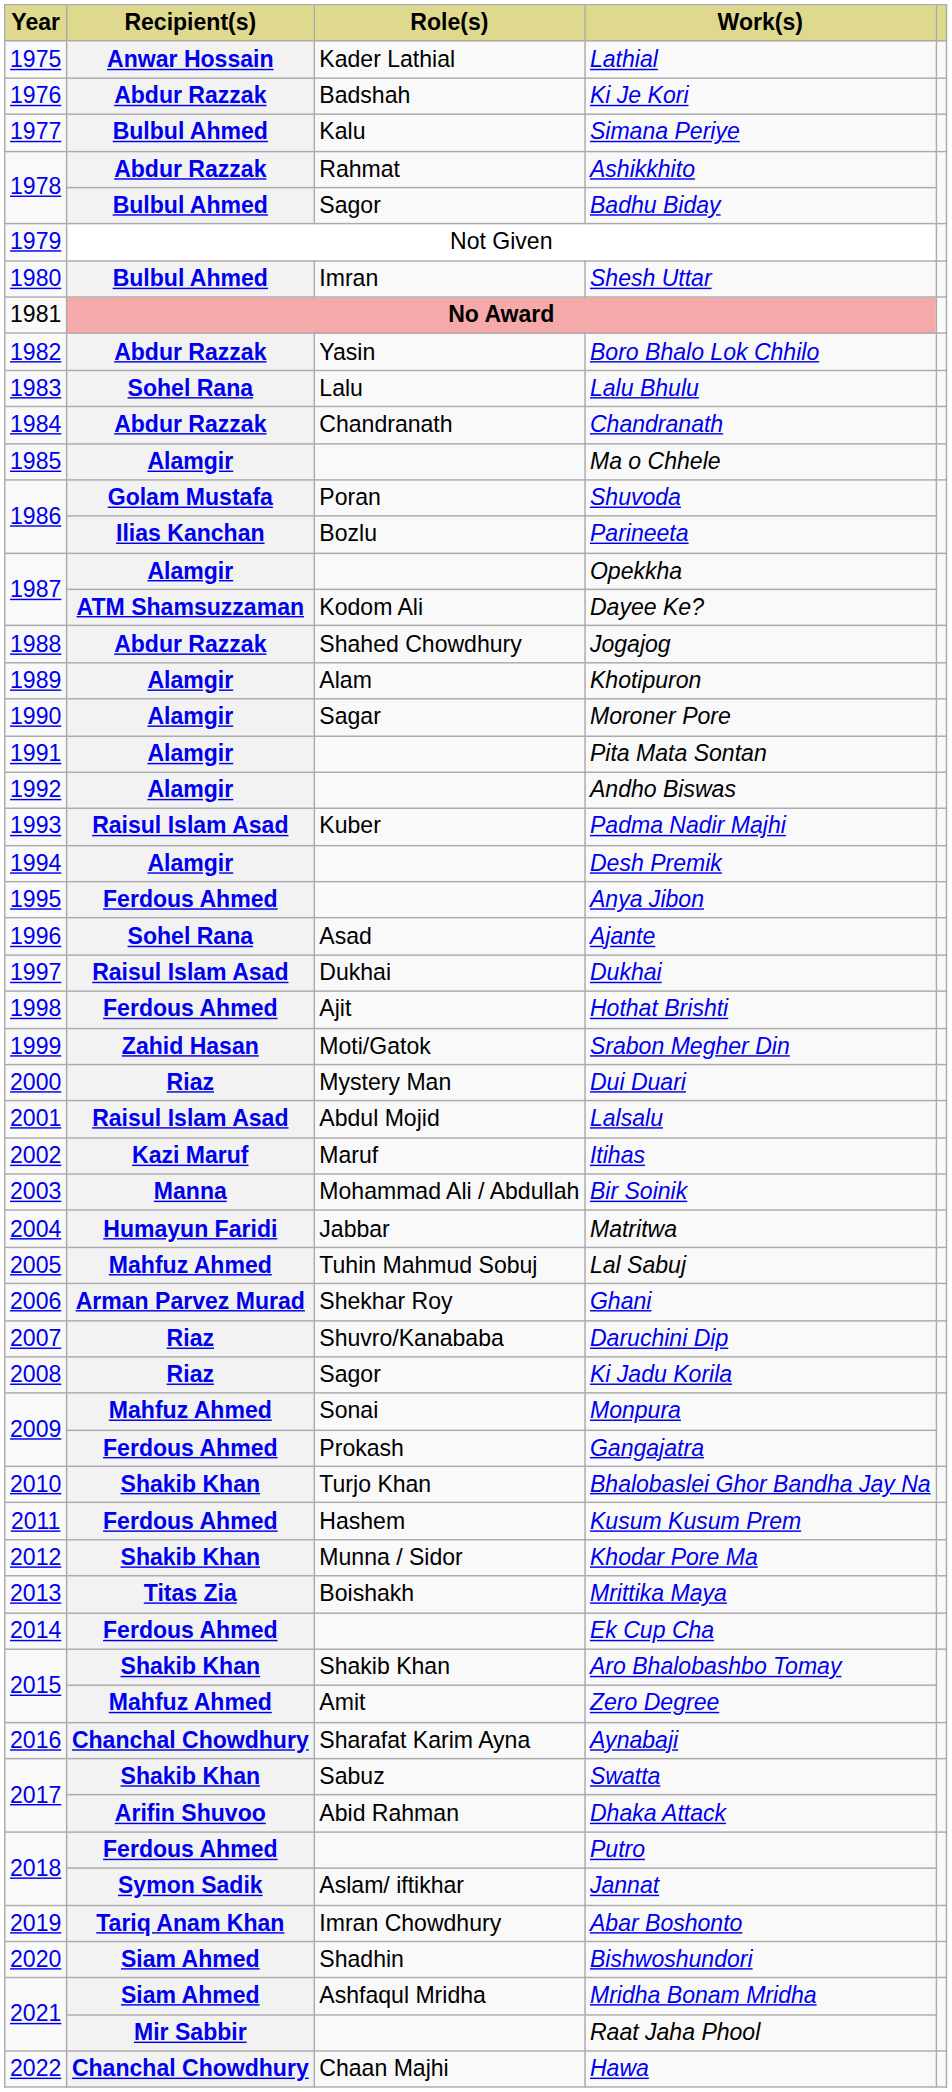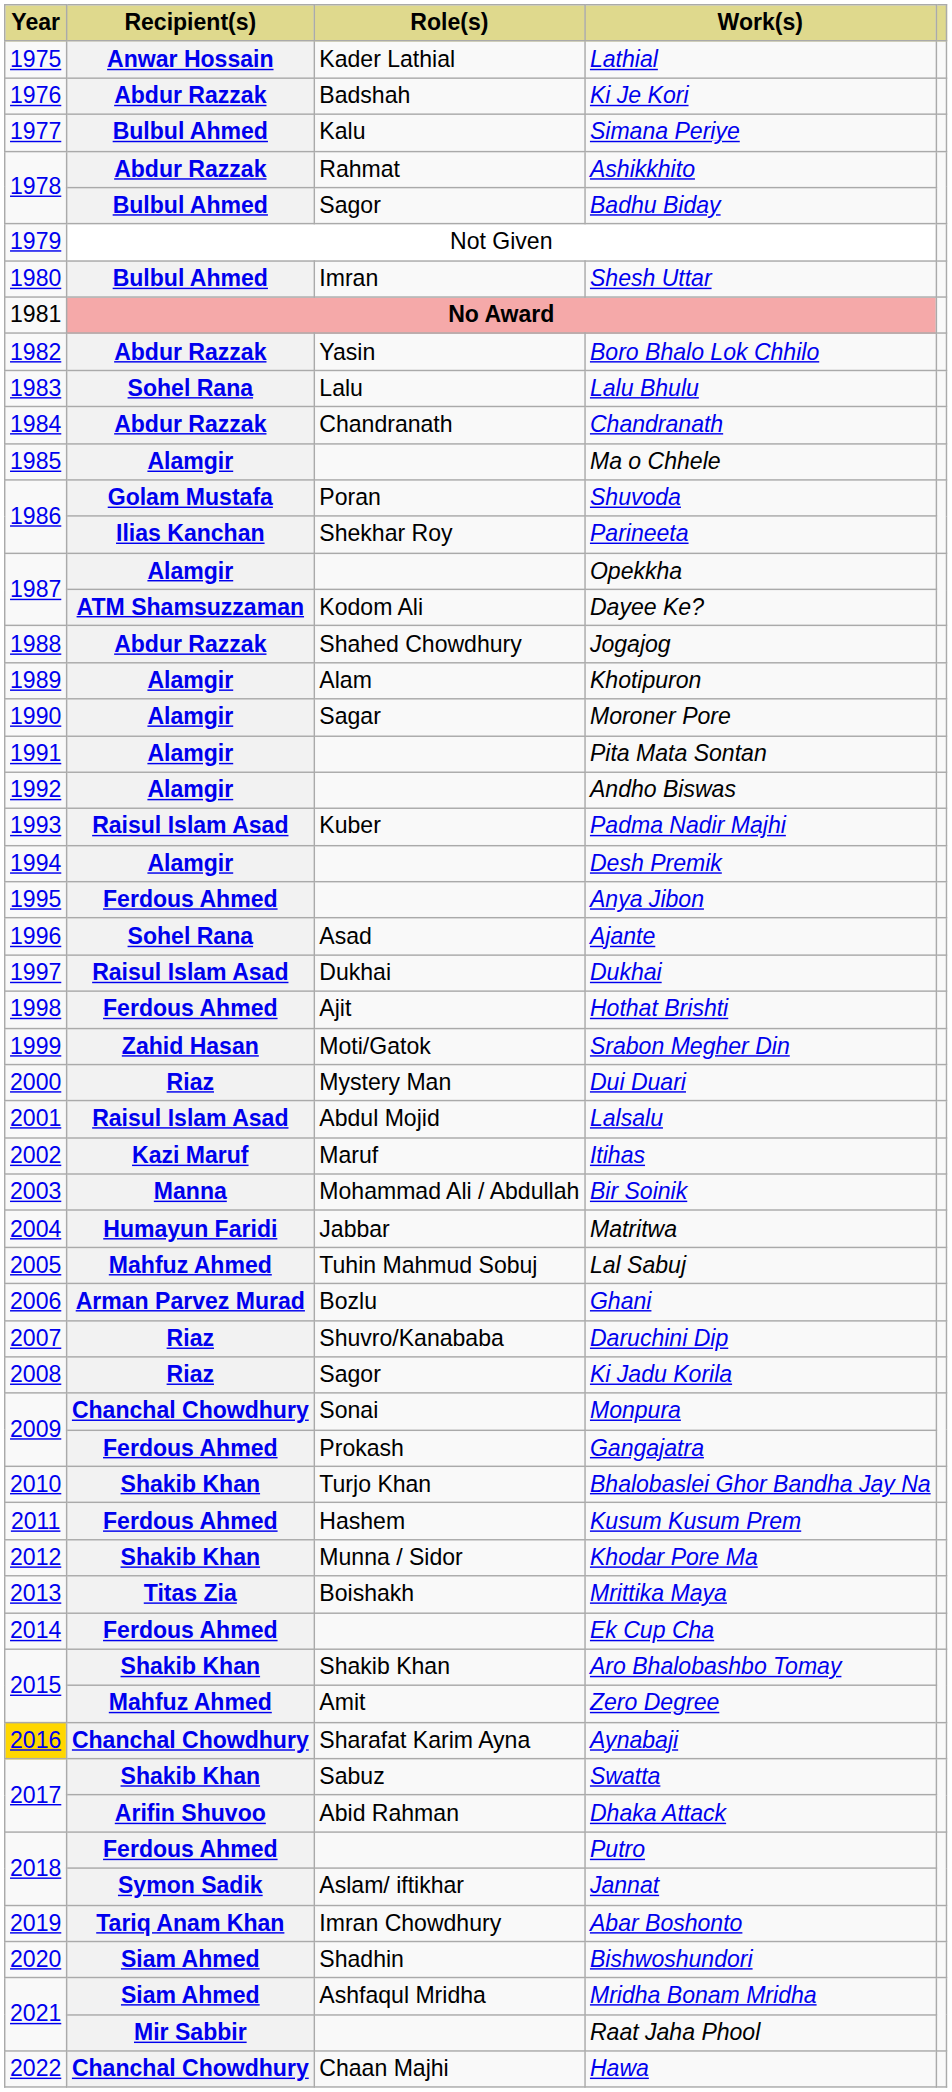(348, 534) Bozlu -> (386, 534) Shekhar Roy
(386, 1301) Shekhar Roy -> (348, 1301) Bozlu
(190, 1411) Mahfuz Ahmed -> (190, 1411) Chanchal Chowdhury
(36, 1740) no background -> (36, 1740) gold background
